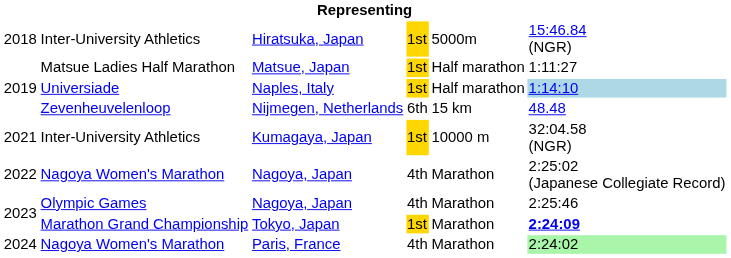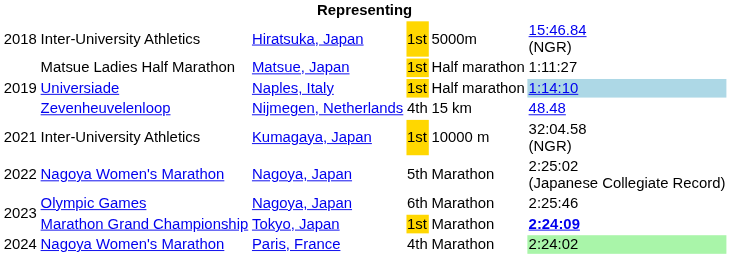(417, 108) 6th -> (417, 108) 4th
(417, 174) 4th -> (417, 174) 5th
(417, 203) 4th -> (417, 203) 6th
